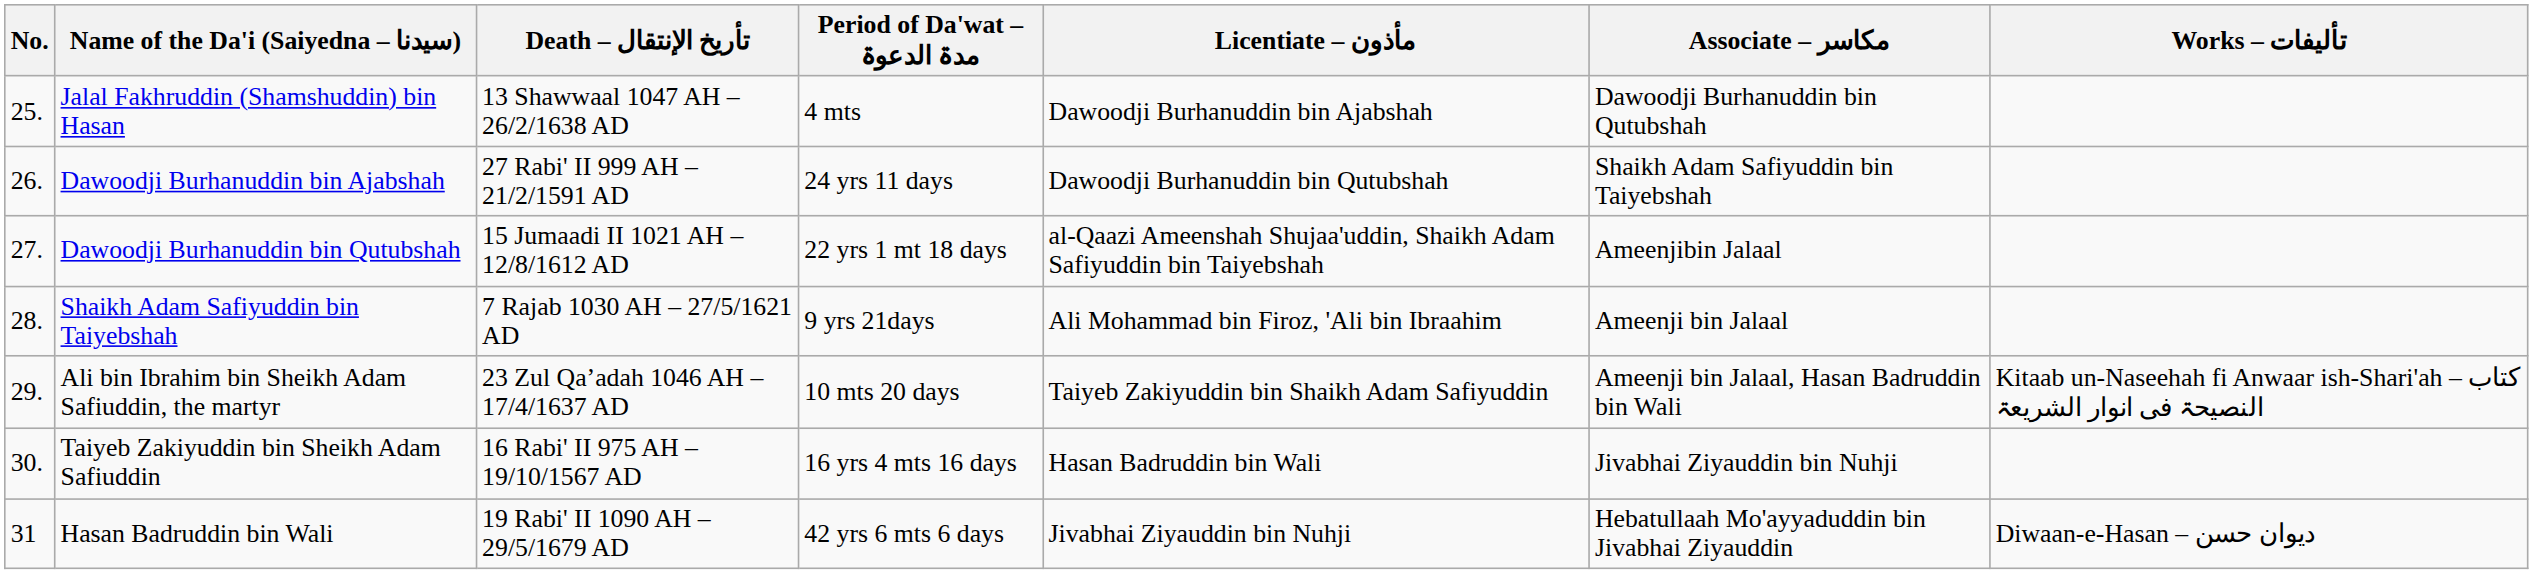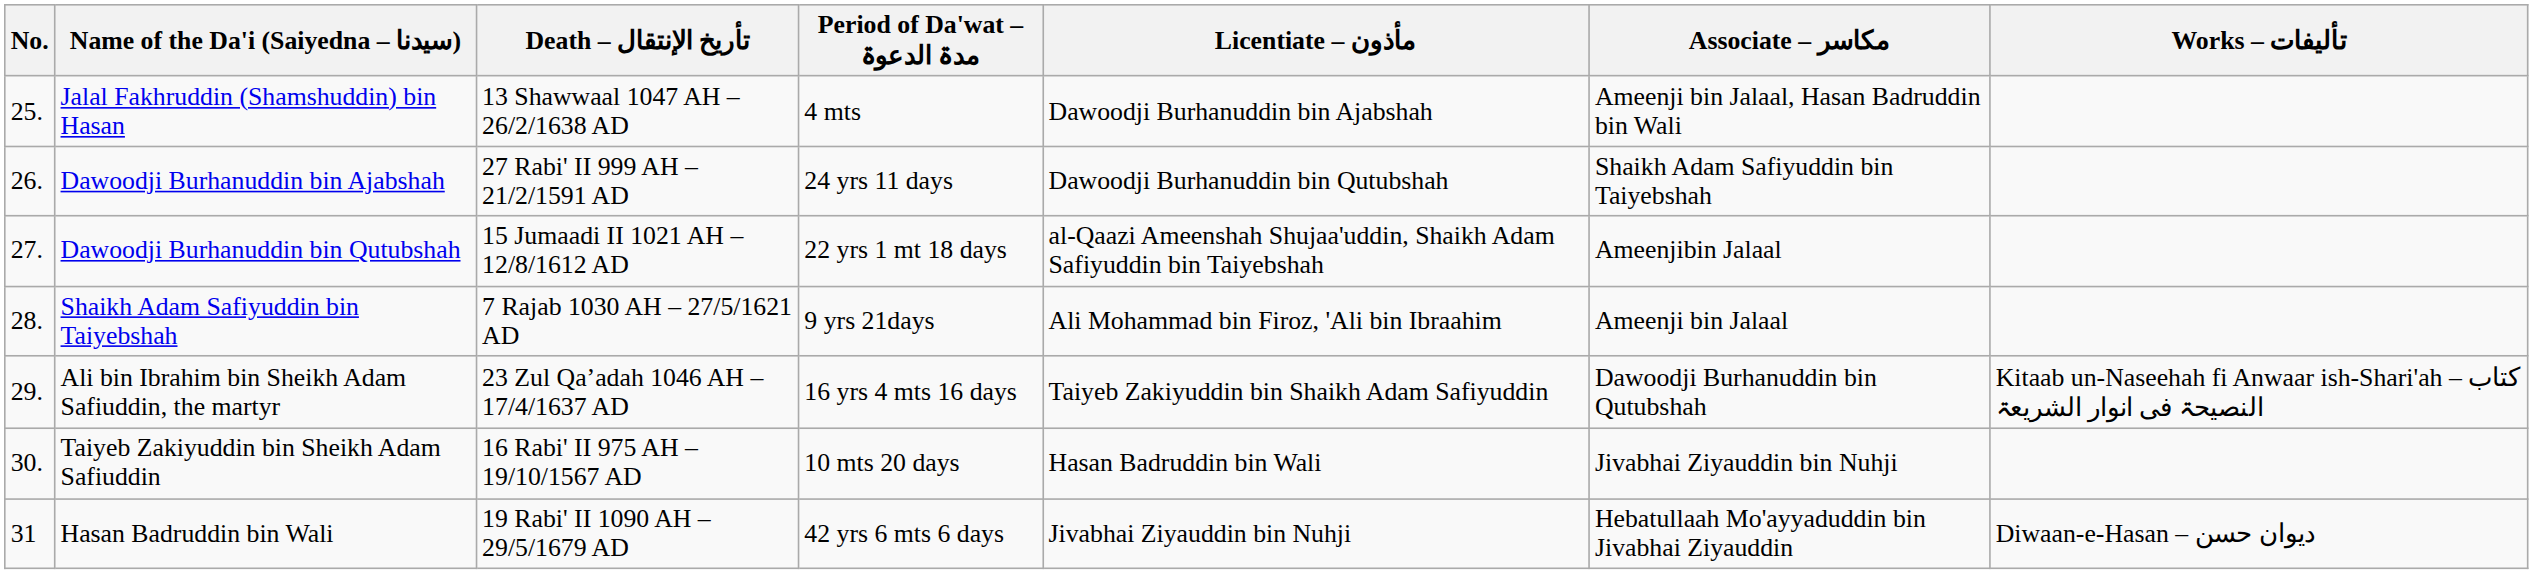(1736, 110) Dawoodji Burhanuddin bin Qutubshah -> (1788, 110) Ameenji bin Jalaal, Hasan Badruddin bin Wali
(882, 391) 10 mts 20 days -> (911, 391) 16 yrs 4 mts 16 days
(1788, 391) Ameenji bin Jalaal, Hasan Badruddin bin Wali -> (1736, 391) Dawoodji Burhanuddin bin Qutubshah
(911, 463) 16 yrs 4 mts 16 days -> (882, 463) 10 mts 20 days
